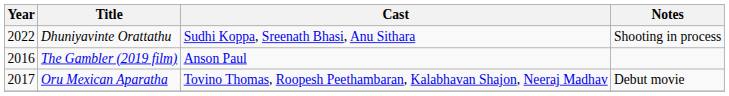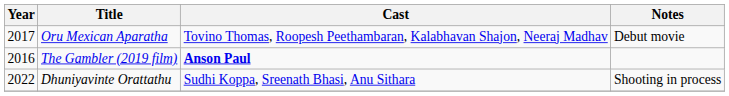rows swapped: (104, 79) <-> (106, 36)
(215, 58) normal -> (217, 58) bold
